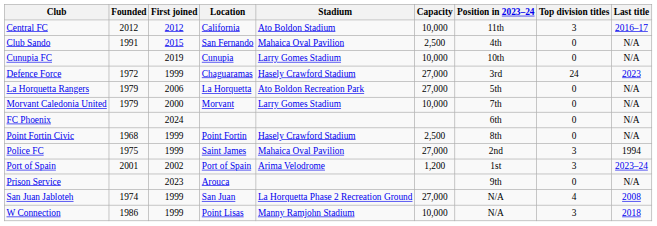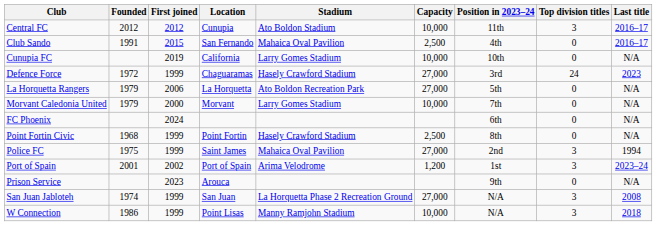(221, 28) California -> (218, 28) Cunupia
(631, 43) N/A -> (631, 43) 2016–17
(218, 58) Cunupia -> (221, 58) California
(574, 197) 4 -> (574, 197) 3
